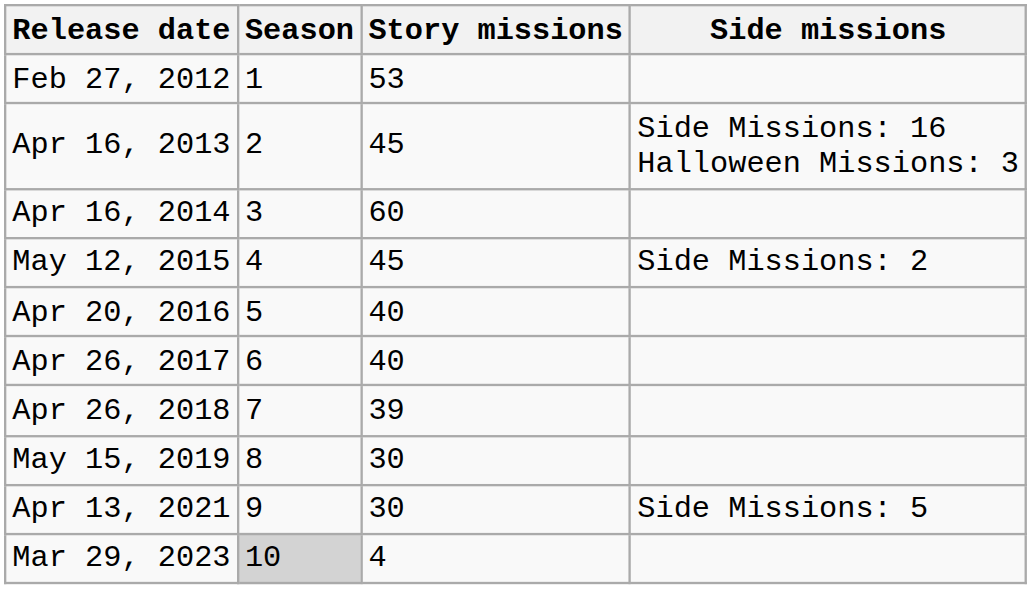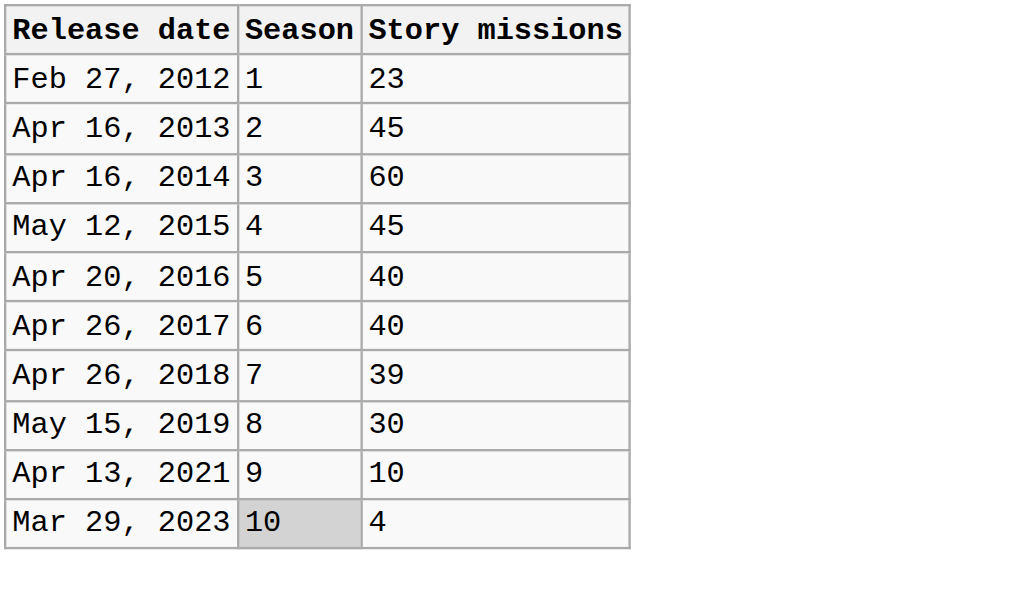- column: (828, 30)
(387, 79) 53 -> (387, 79) 23
(387, 509) 30 -> (387, 474) 10
